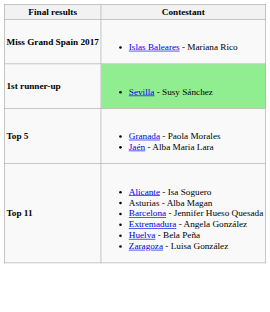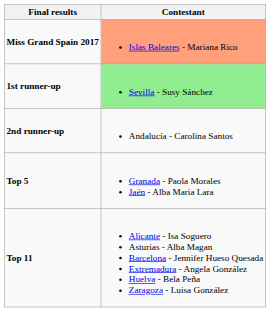(183, 48) no background -> (183, 48) lightsalmon background
+ row: (35, 131)
